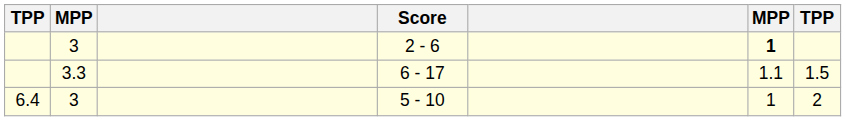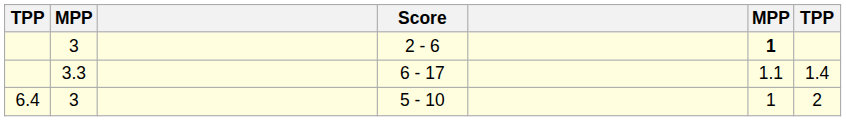(817, 73) 1.5 -> (817, 73) 1.4
